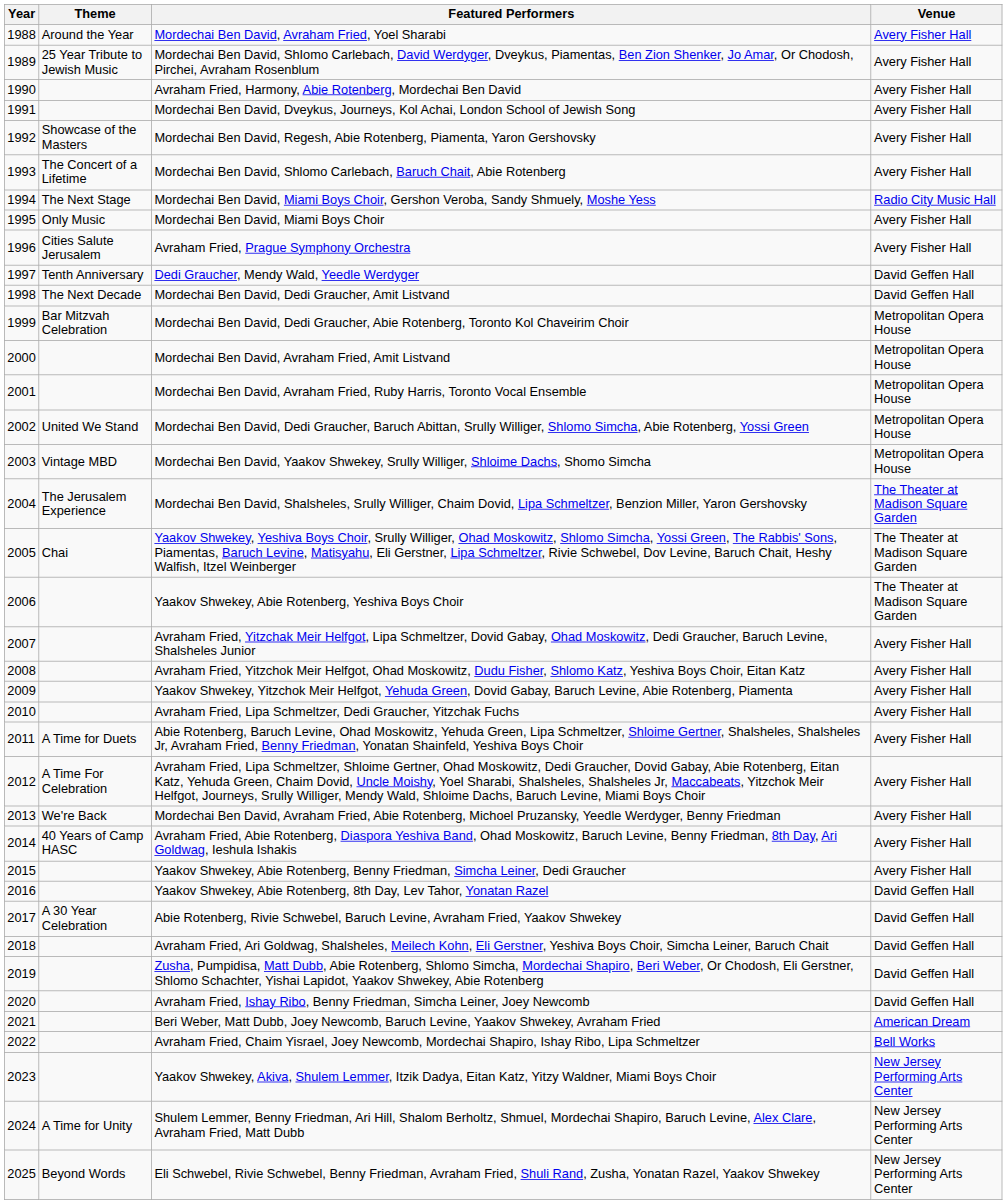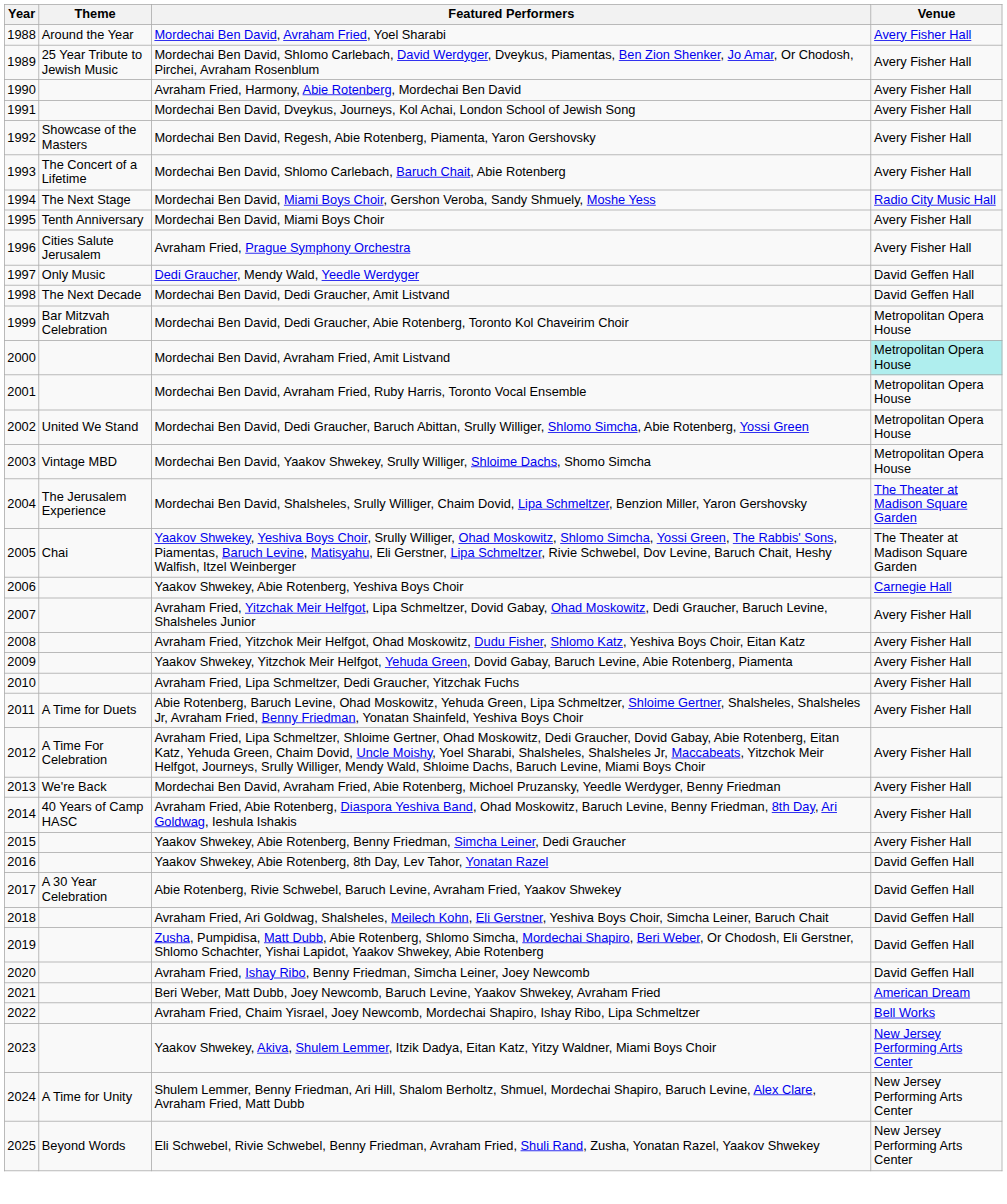(73, 220) Only Music -> (93, 220) Tenth Anniversary
(93, 275) Tenth Anniversary -> (73, 275) Only Music
(929, 357) no background -> (929, 357) paleturquoise background
(921, 601) The Theater at Madison Square Garden -> (913, 587) Carnegie Hall
